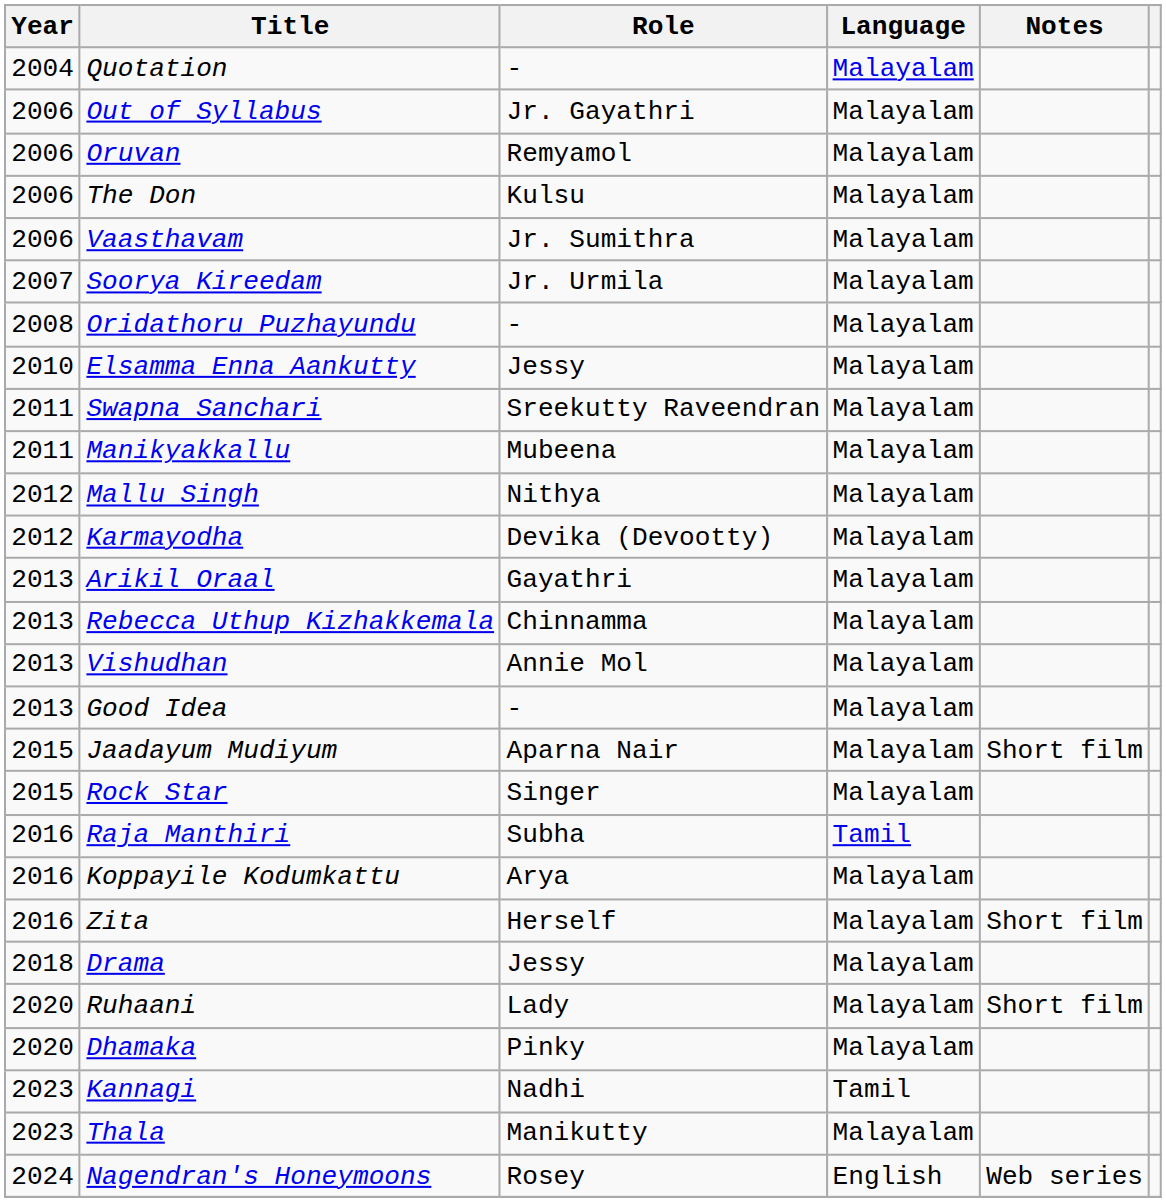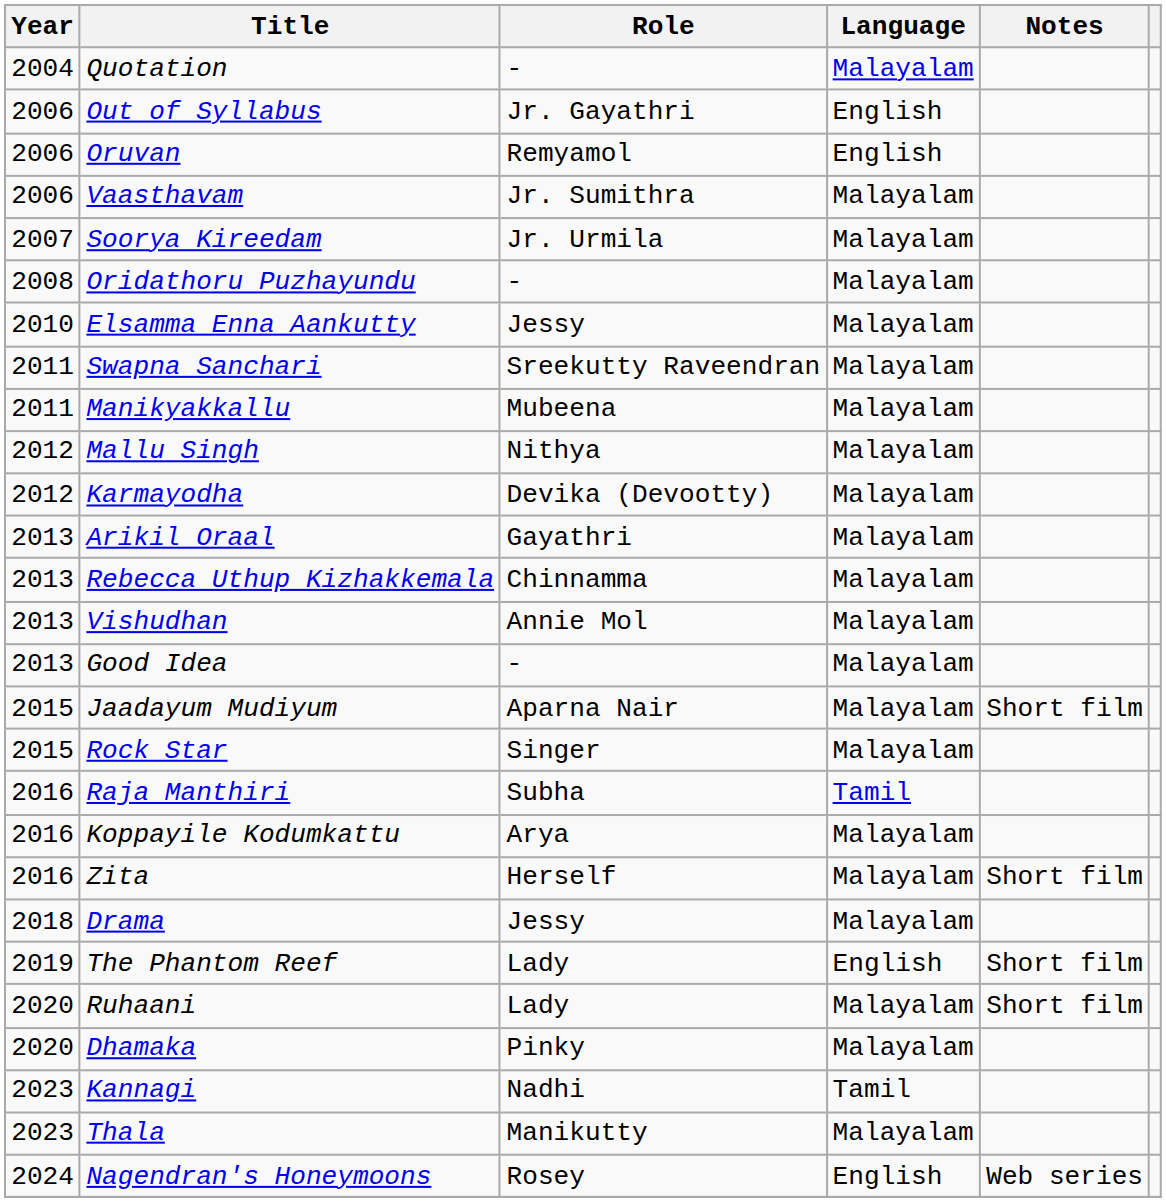(903, 111) Malayalam -> (888, 111) English
(903, 154) Malayalam -> (888, 154) English
- row: (141, 197)
+ row: (212, 963)
